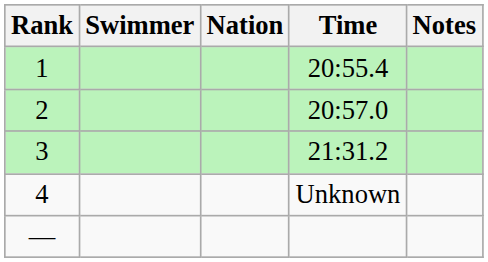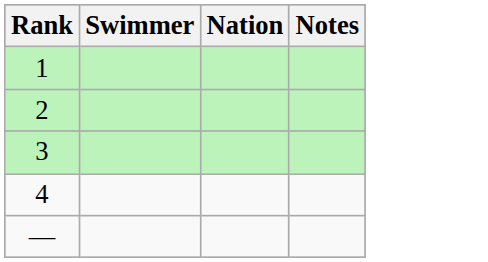- column: (348, 25)
